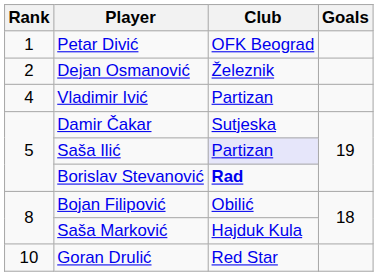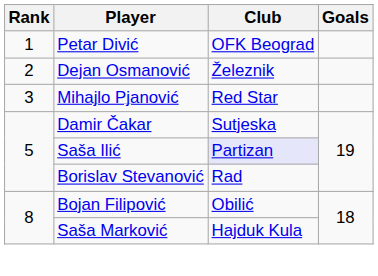+ row: (118, 97)
- row: (102, 97)
(227, 177) bold -> (227, 177) normal
- row: (104, 257)
